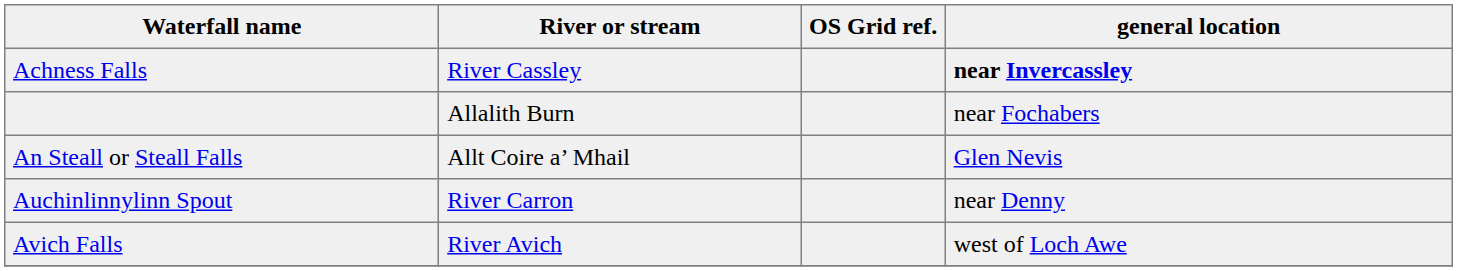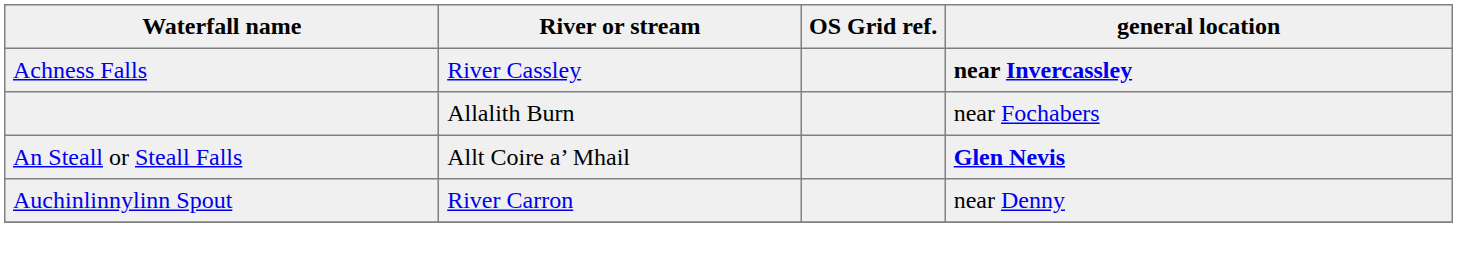(1008, 156) normal -> (1009, 156) bold
- row: (68, 243)
